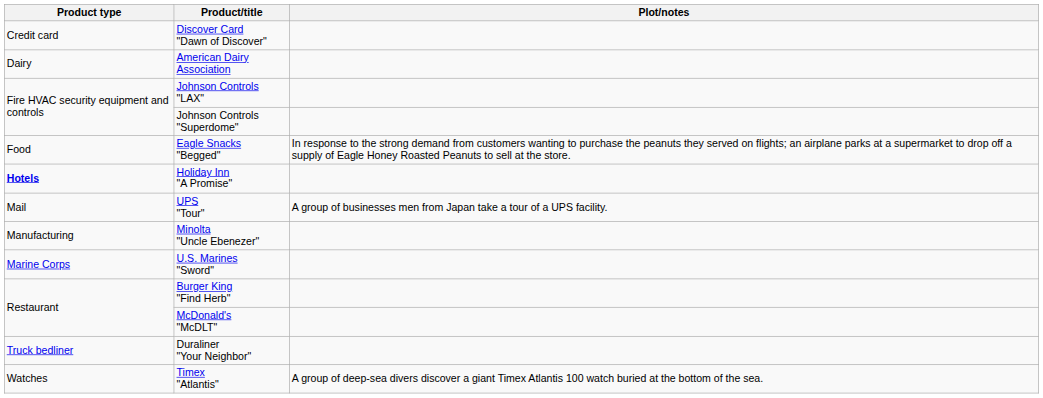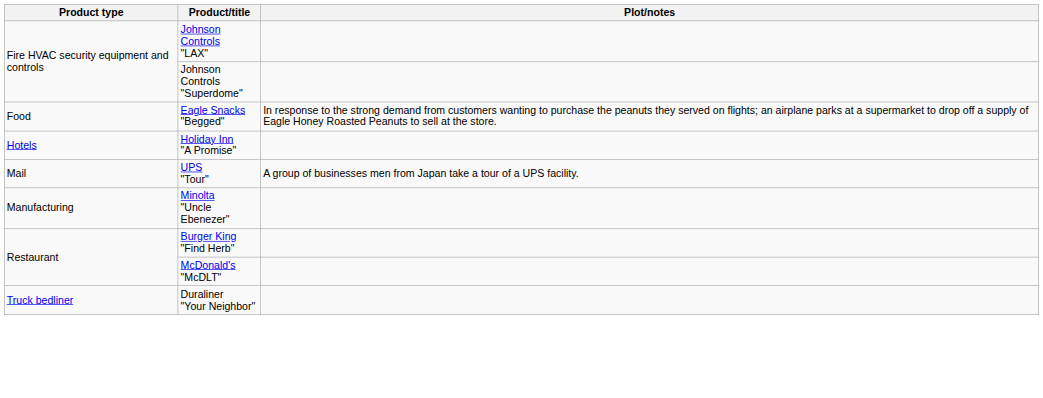- row: (222, 35)
- row: (213, 64)
(23, 178) bold -> (22, 145) normal
- row: (207, 264)
- row: (198, 379)
